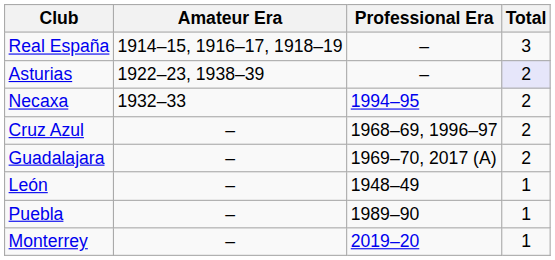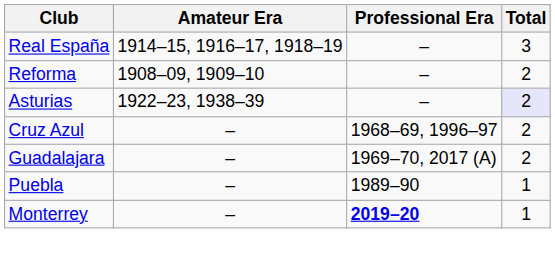+ row: (42, 74)
- row: (38, 102)
- row: (28, 185)
(385, 241) normal -> (385, 213) bold
